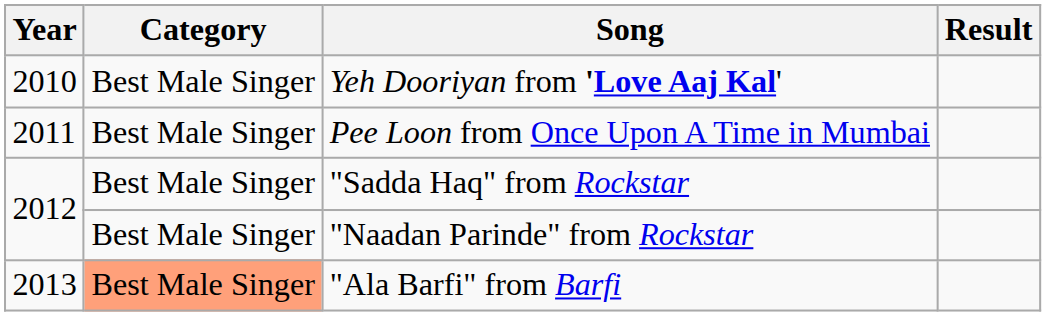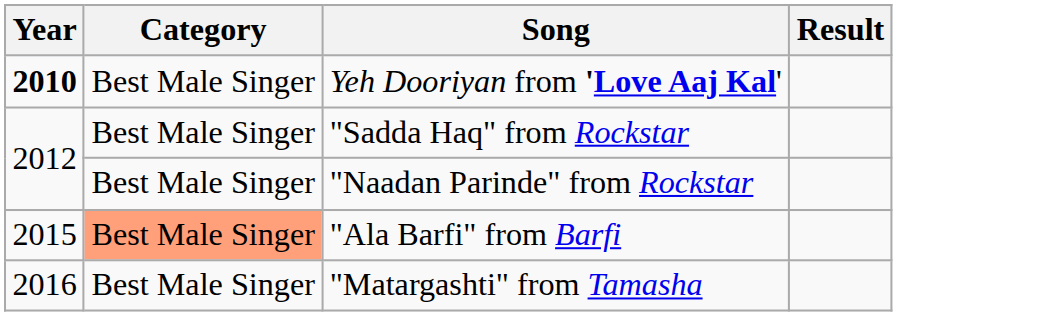(45, 81) normal -> (45, 81) bold
- row: (630, 132)
(45, 285) 2013 -> (45, 234) 2015
+ row: (516, 285)
